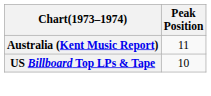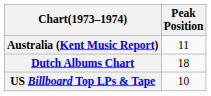+ row: (83, 63)
